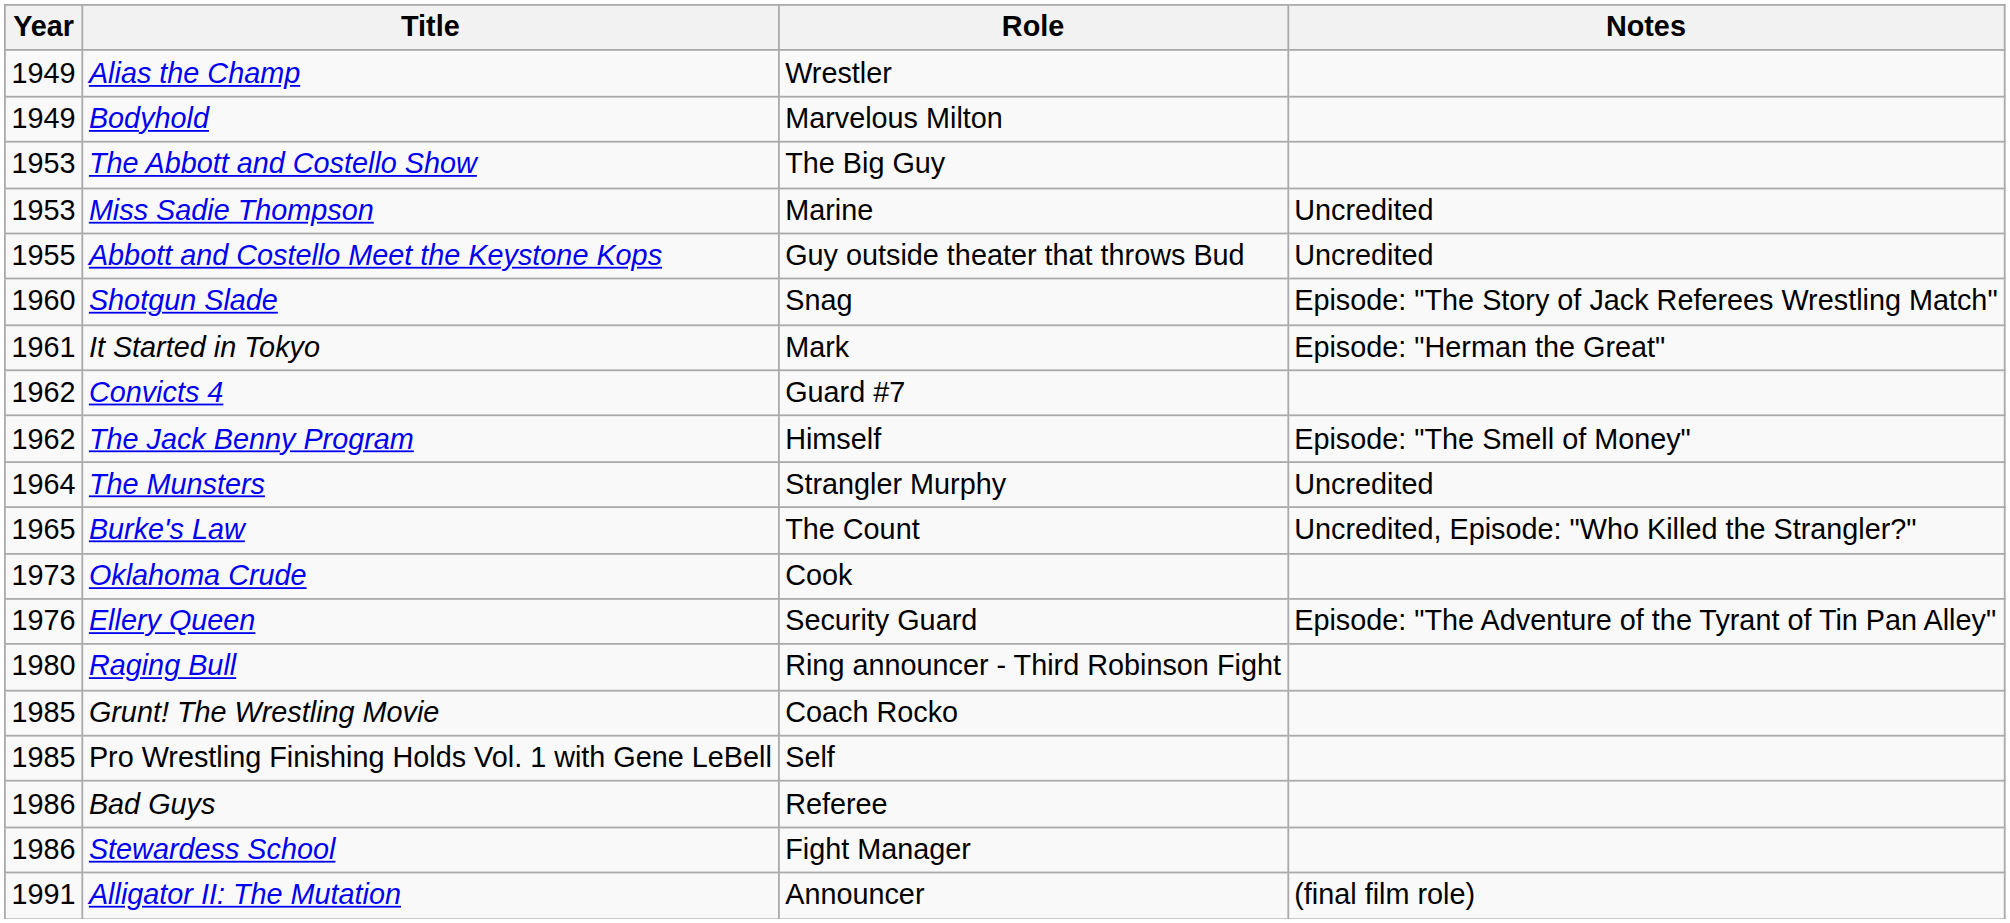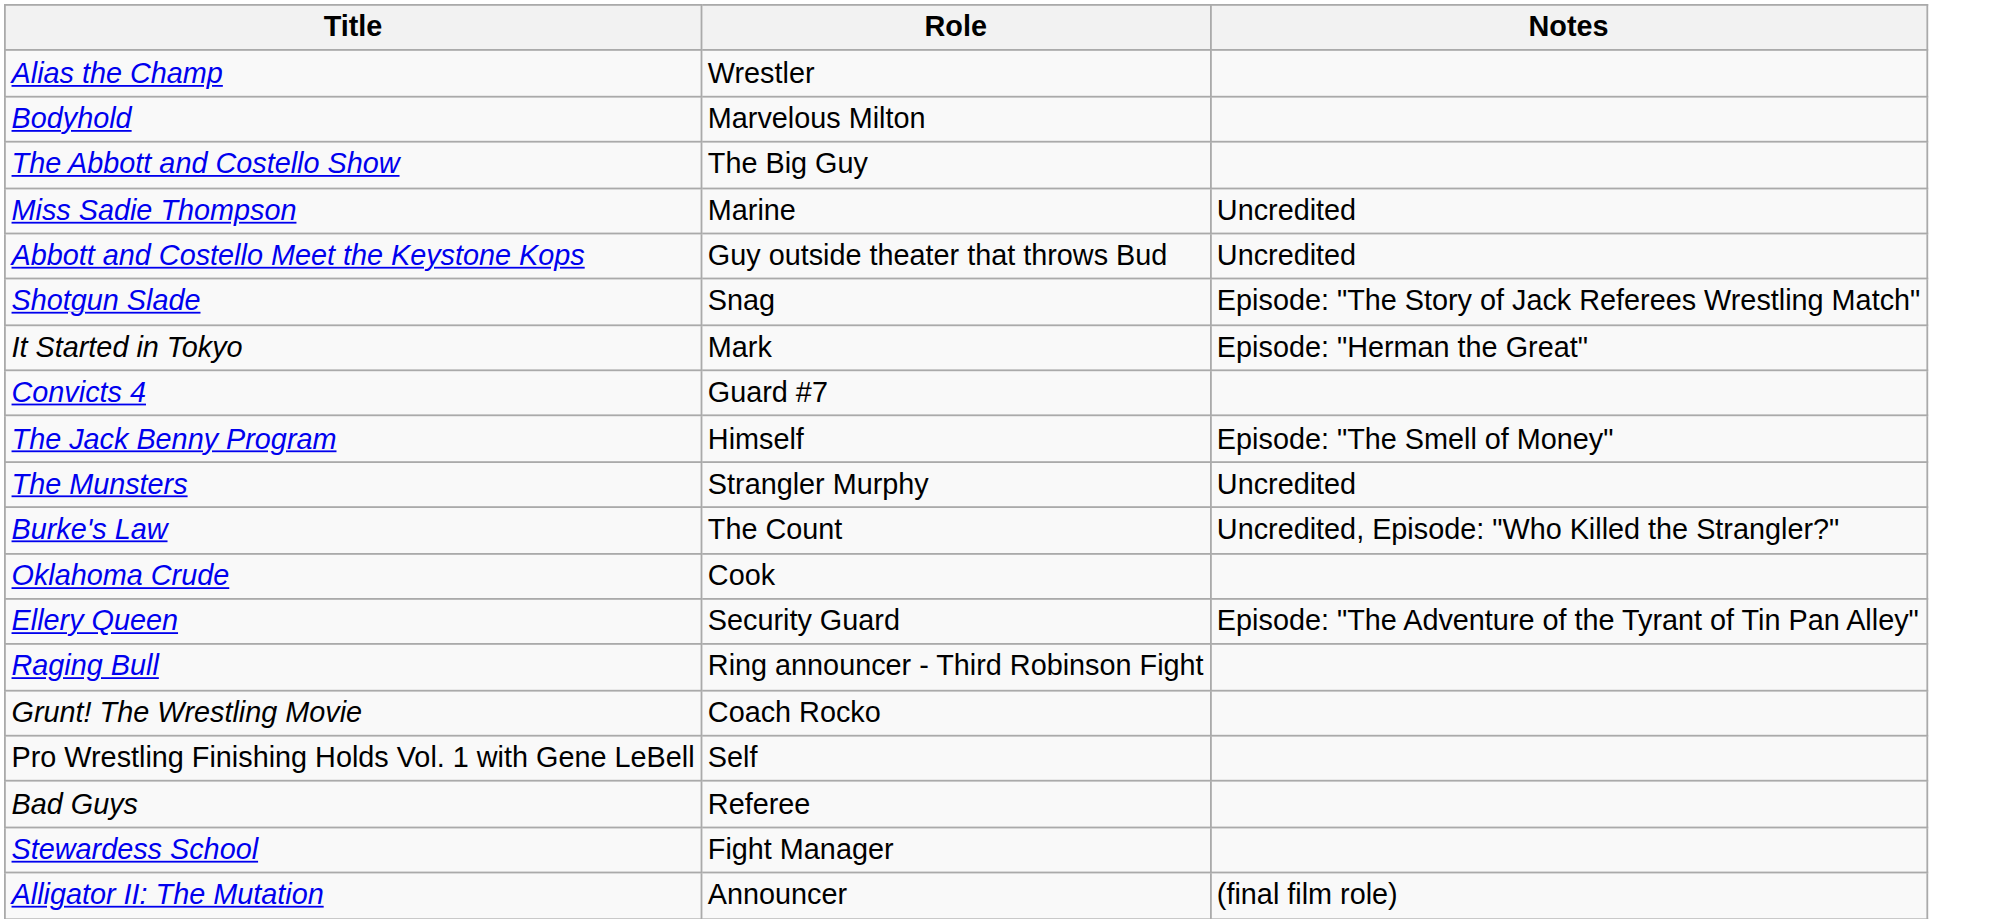- column: (44, 27)
